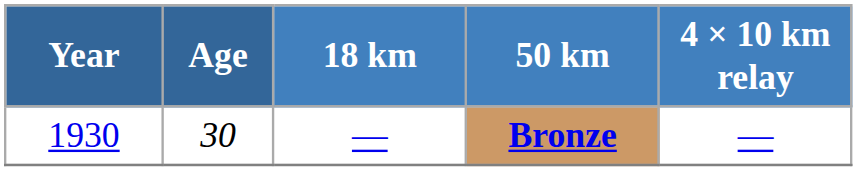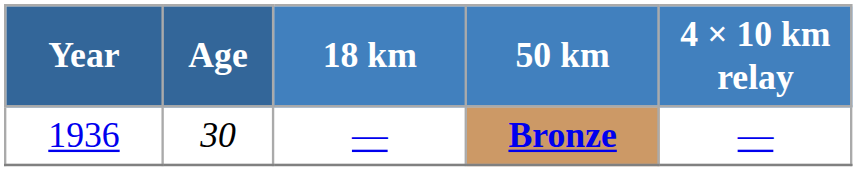(84, 135) 1930 -> (84, 135) 1936
